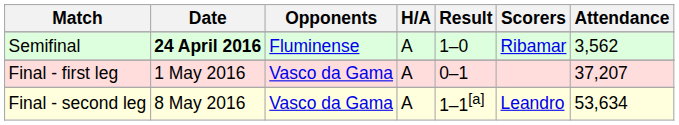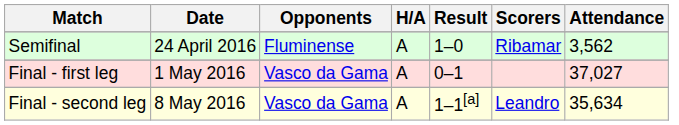(208, 45) bold -> (205, 45) normal
(601, 73) 37,207 -> (596, 73) 37,027
(601, 103) 53,634 -> (596, 103) 35,634
